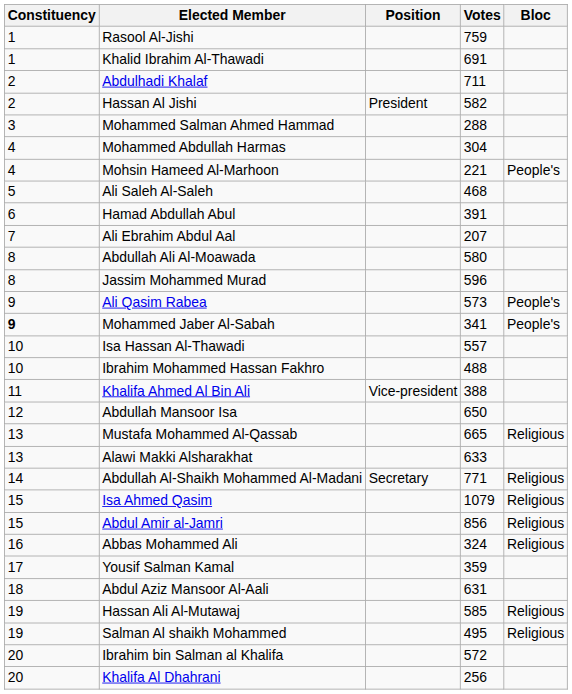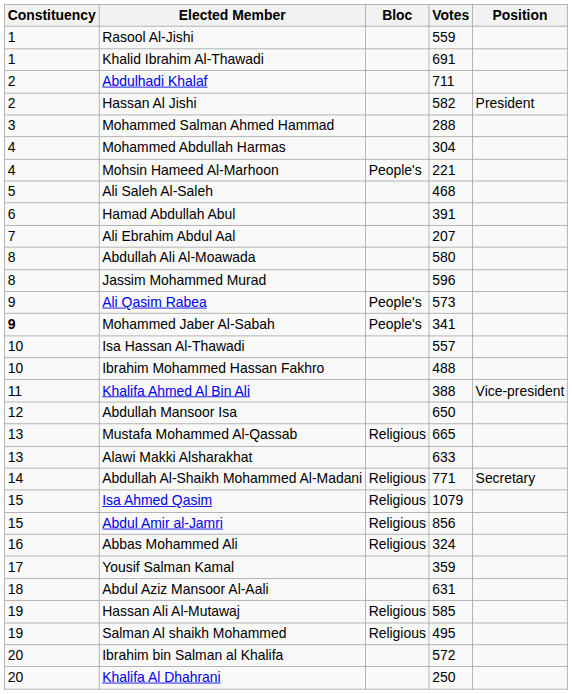columns swapped: (536, 15) <-> (413, 15)
(475, 37) 759 -> (444, 37) 559
(475, 677) 256 -> (444, 677) 250
